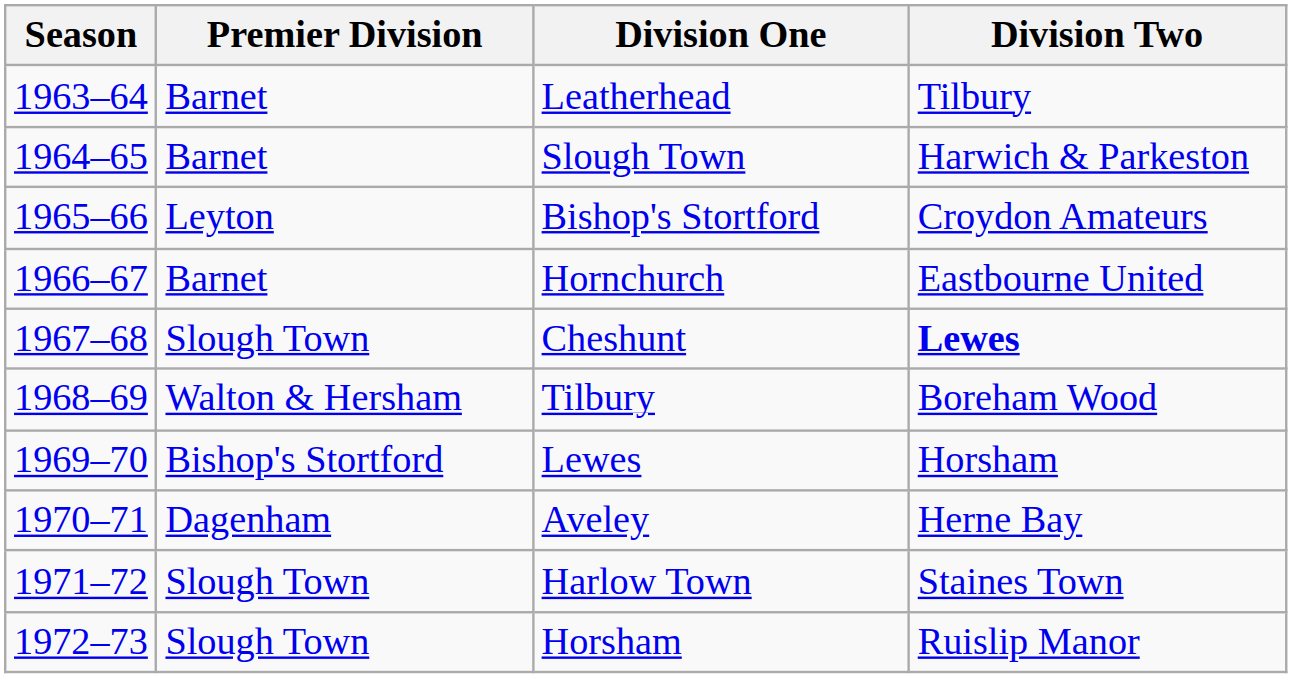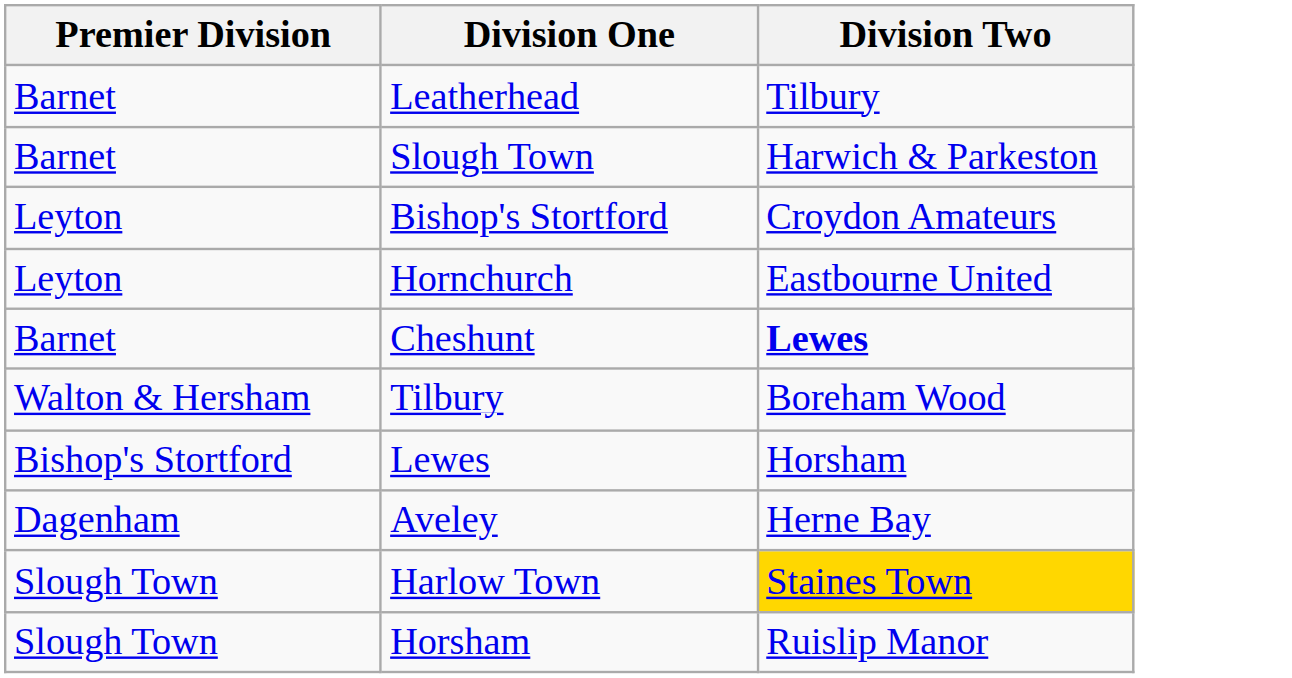- column: (81, 34)
(216, 277) Barnet -> (68, 277) Leyton
(267, 338) Slough Town -> (65, 338) Barnet
(1021, 580) no background -> (869, 580) gold background
